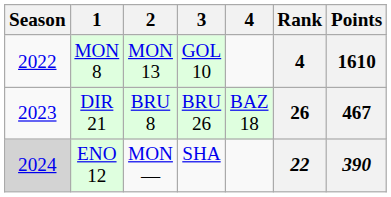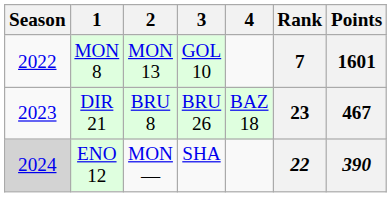(300, 60) 4 -> (300, 60) 7
(357, 60) 1610 -> (357, 60) 1601
(300, 113) 26 -> (300, 113) 23
